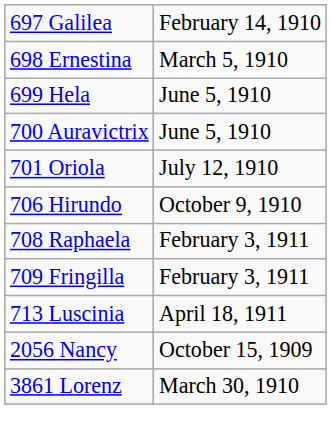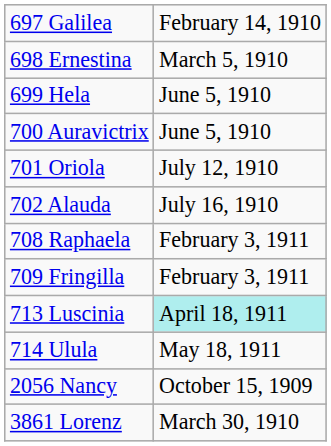+ row: (60, 204)
- row: (66, 204)
(223, 313) no background -> (223, 313) paleturquoise background
+ row: (54, 350)
